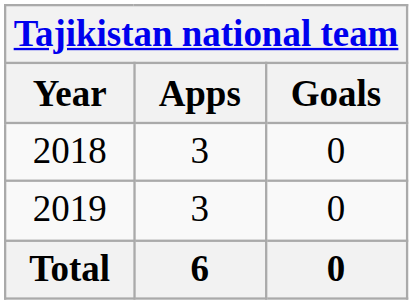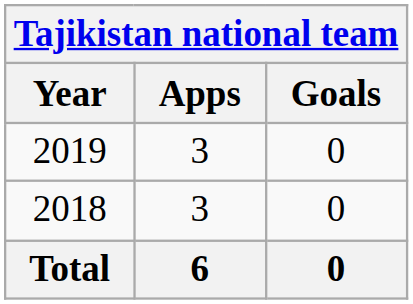rows swapped: (70, 151) <-> (70, 209)
